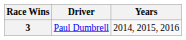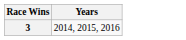- column: (81, 12)
